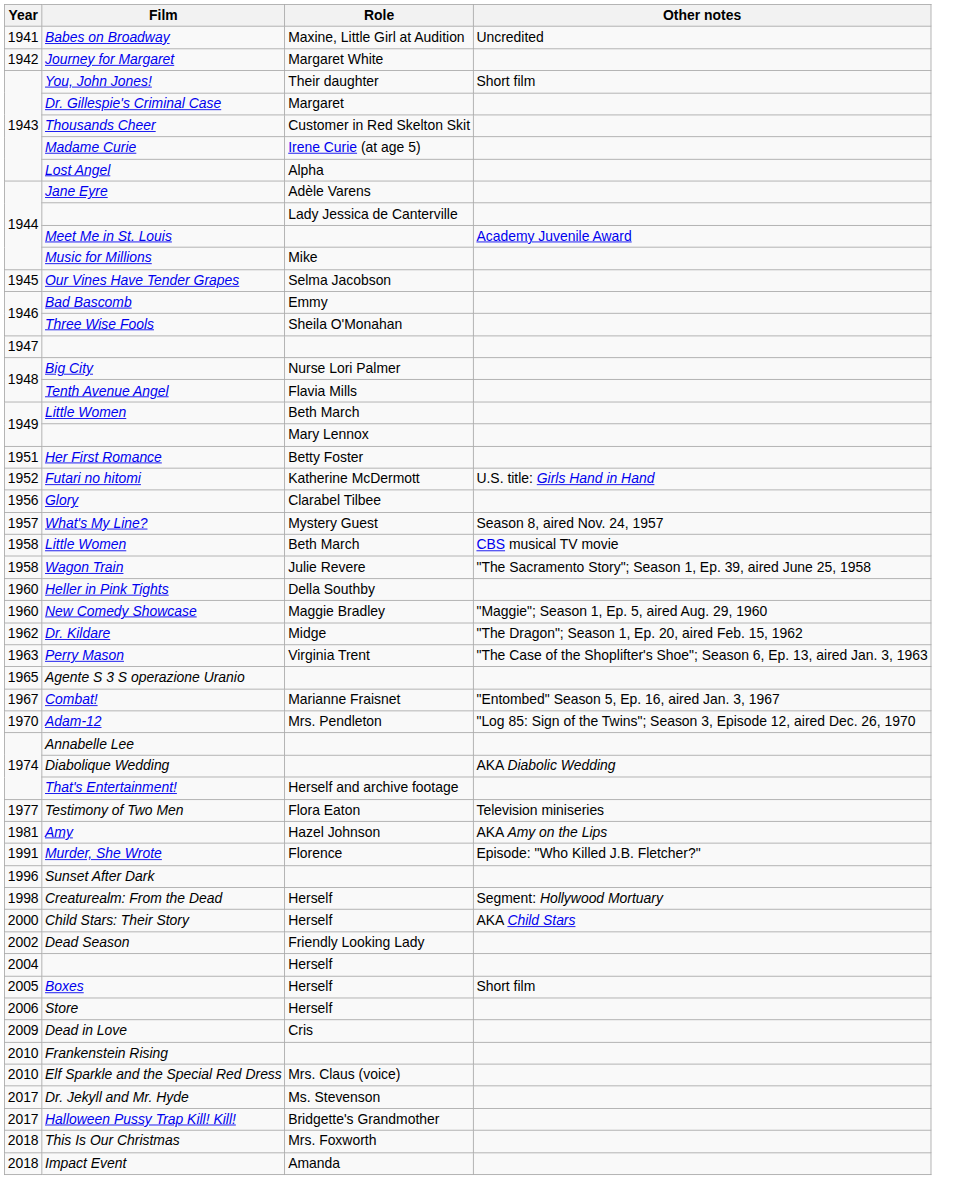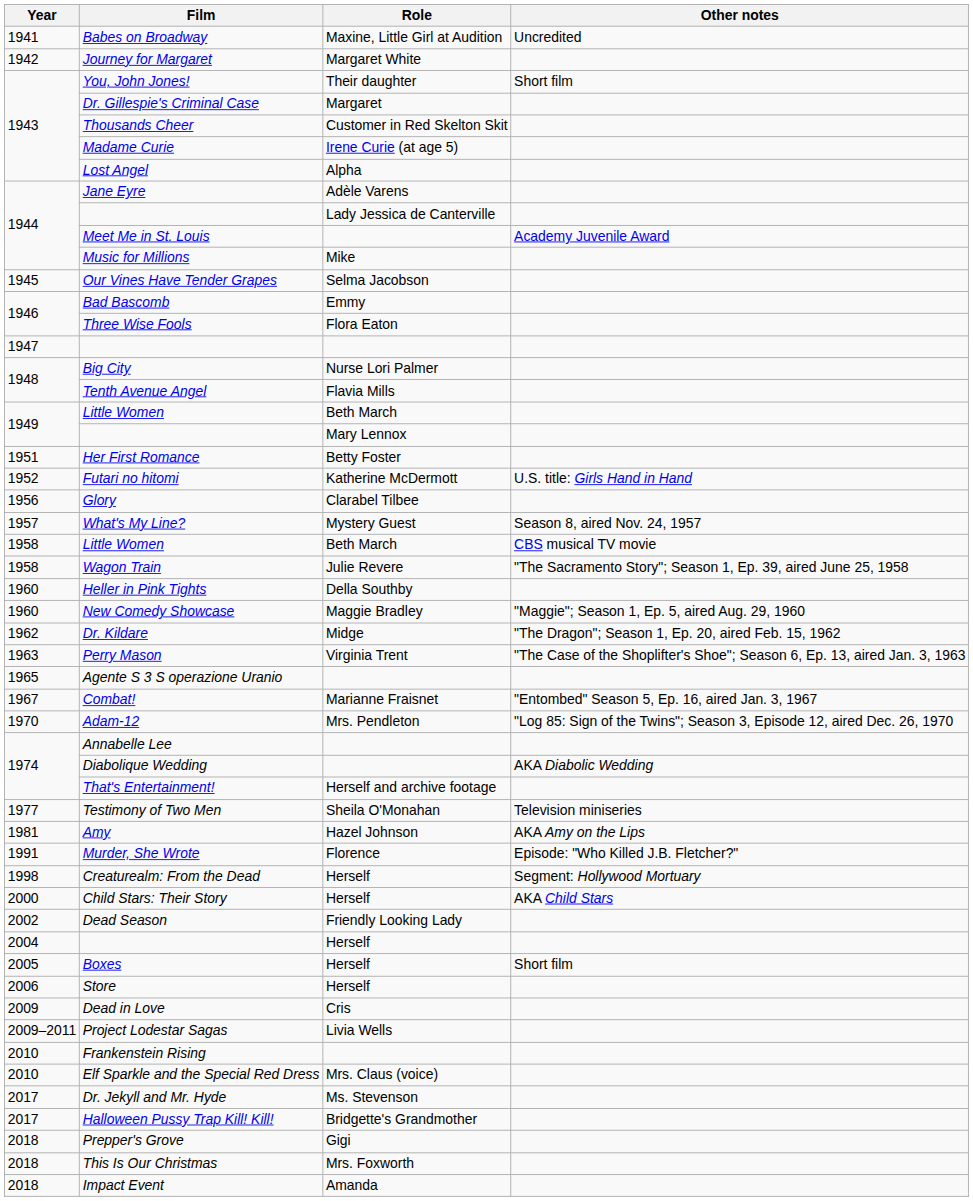(345, 324) Sheila O'Monahan -> (362, 324) Flora Eaton
(324, 810) Flora Eaton -> (383, 810) Sheila O'Monahan
- row: (23, 876)
+ row: (42, 1031)
+ row: (23, 1141)
